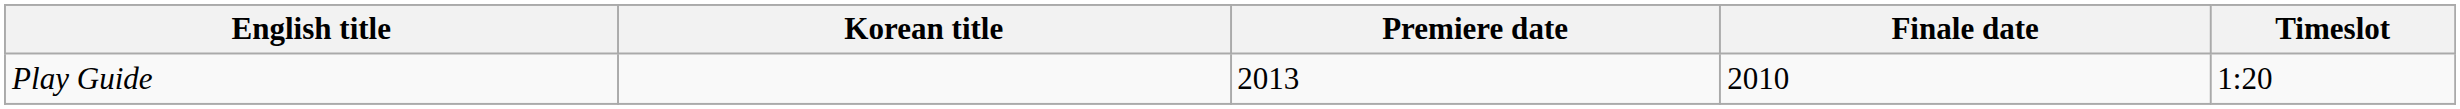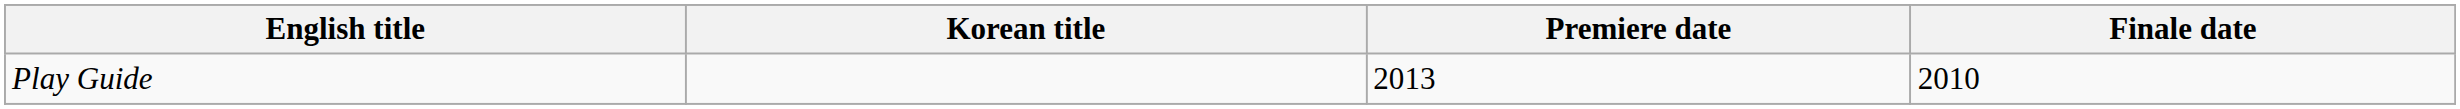- column: (2333, 29)
